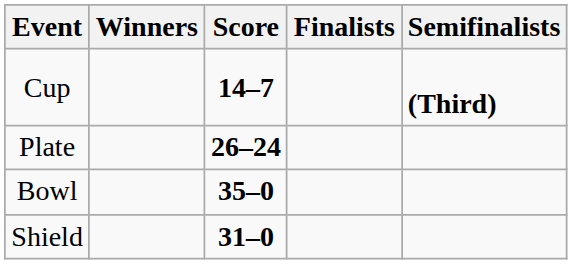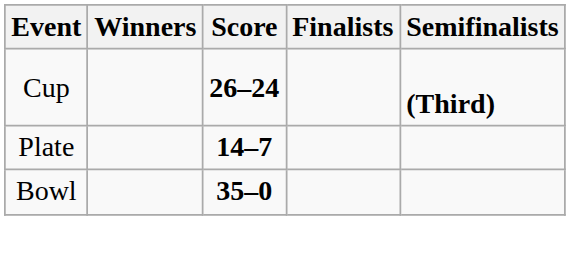(246, 86) 14–7 -> (244, 86) 26–24
(246, 147) 26–24 -> (244, 147) 14–7
- row: (47, 235)
